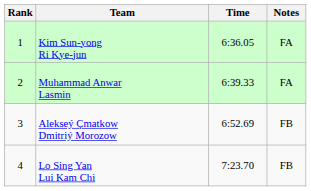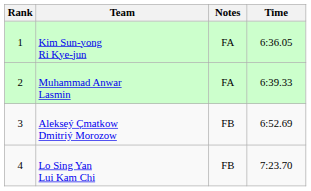columns swapped: (238, 13) <-> (286, 13)
